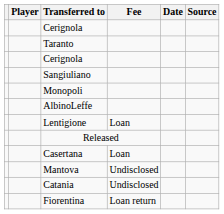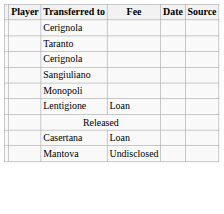- row: (68, 106)
- row: (58, 185)
- row: (64, 201)
